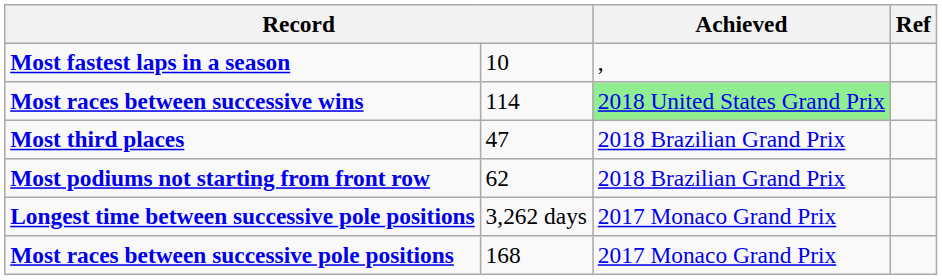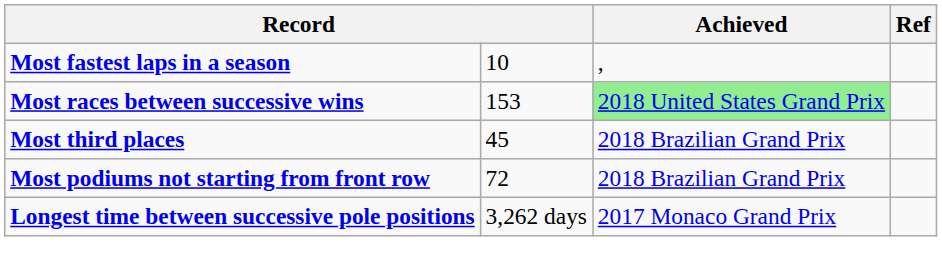(503, 101) 114 -> (503, 101) 153
(497, 139) 47 -> (497, 139) 45
(497, 178) 62 -> (497, 178) 72
- row: (232, 255)
